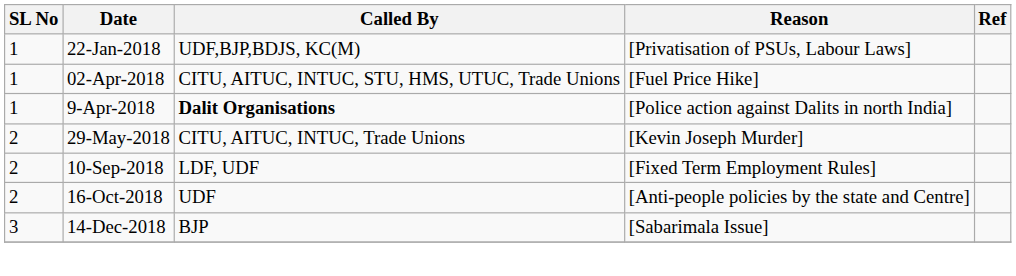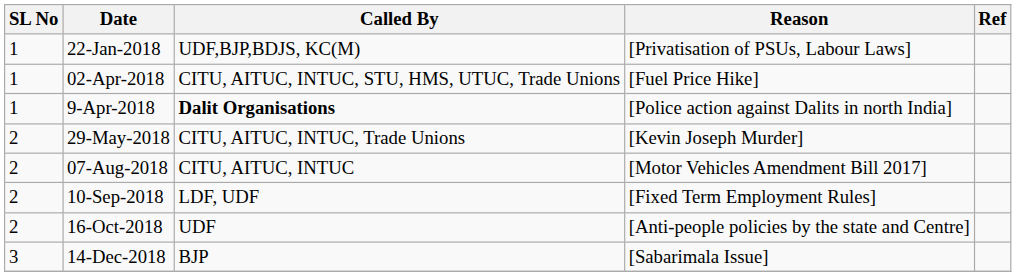+ row: (117, 167)
